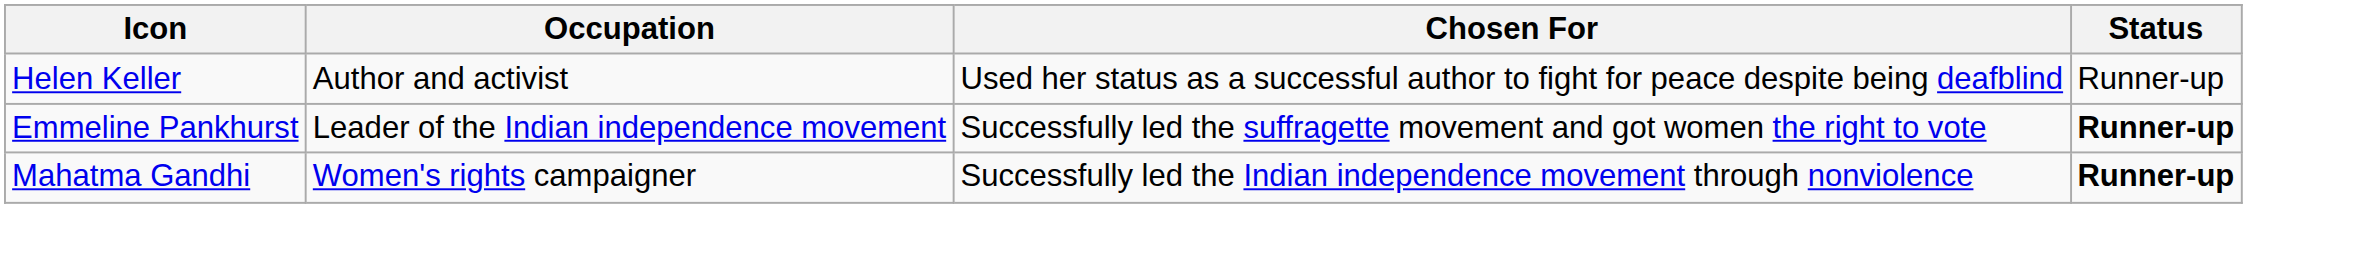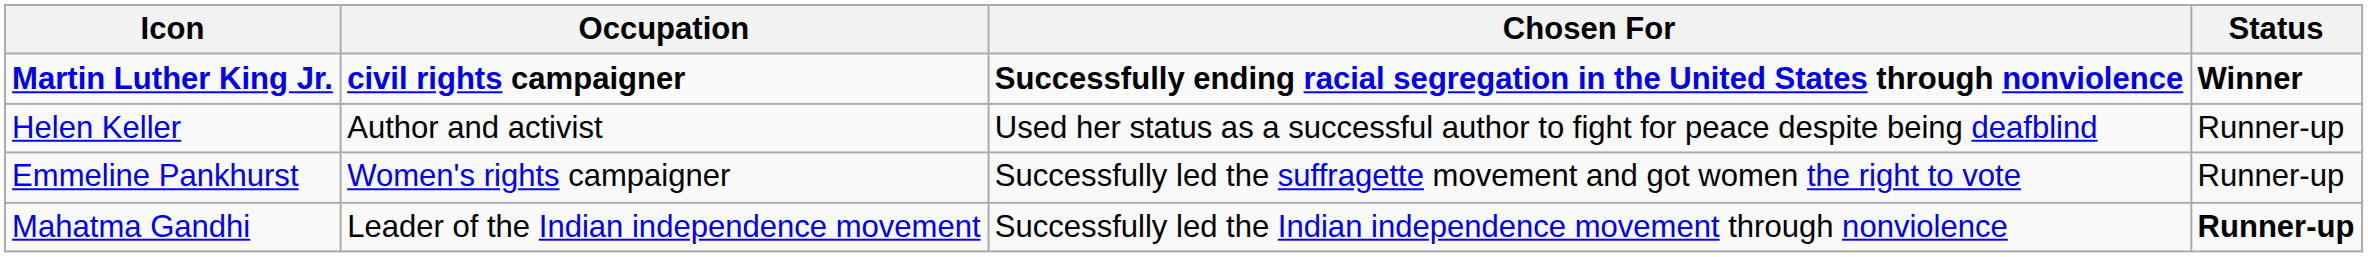+ row: (173, 78)
(629, 127) Leader of the Indian independence movement -> (539, 176) Women's rights campaigner
(2156, 127) bold -> (2271, 176) normal
(504, 176) Women's rights campaigner -> (664, 226) Leader of the Indian independence movement
